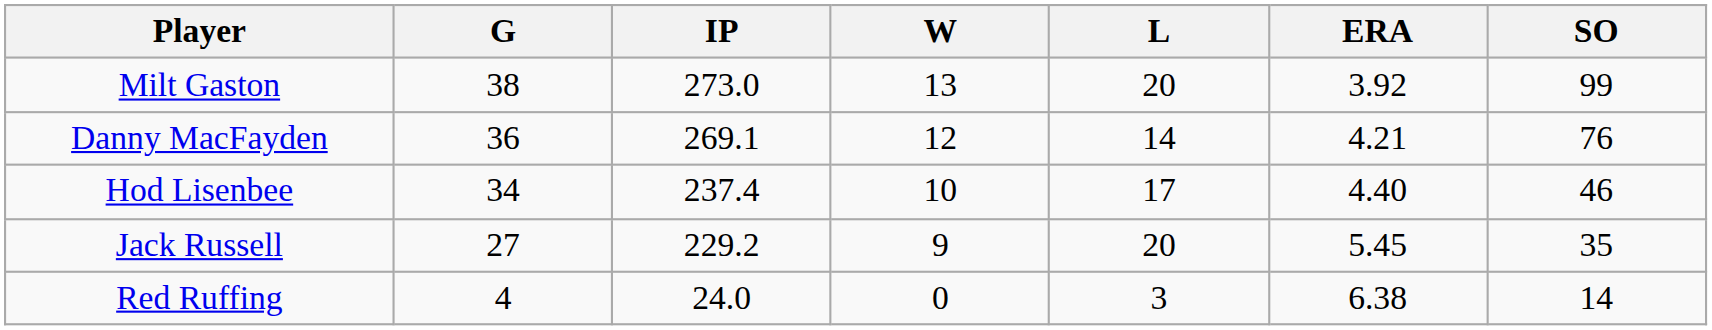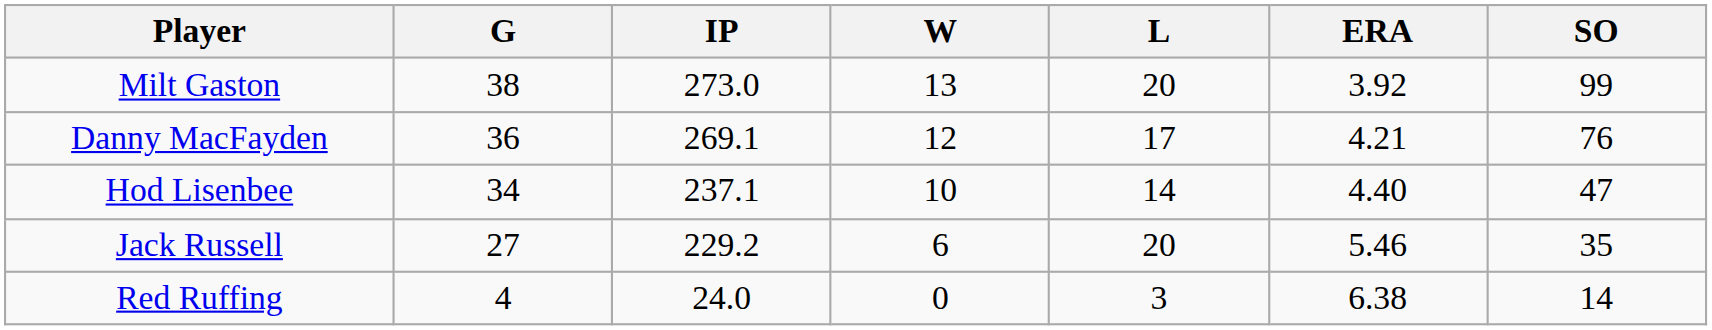(1159, 137) 14 -> (1159, 137) 17
(722, 191) 237.4 -> (722, 191) 237.1
(1159, 191) 17 -> (1159, 191) 14
(1596, 191) 46 -> (1596, 191) 47
(940, 244) 9 -> (940, 244) 6
(1378, 244) 5.45 -> (1378, 244) 5.46
